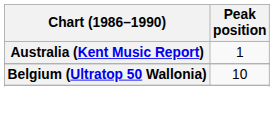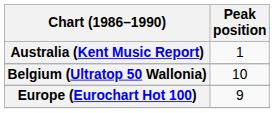+ row: (107, 96)
